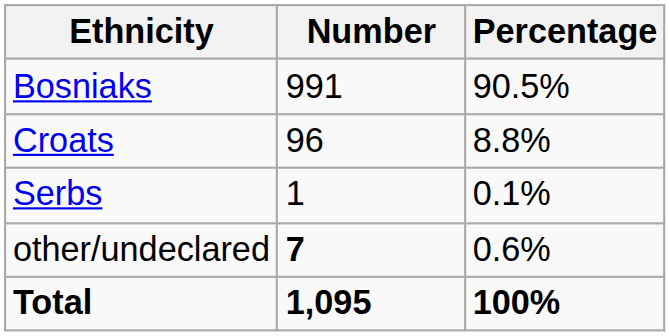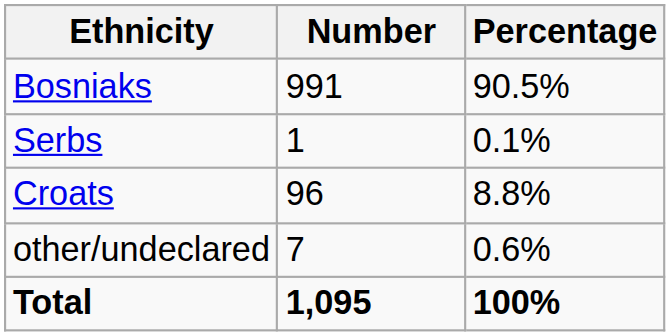rows swapped: (63, 140) <-> (58, 194)
(295, 248) bold -> (295, 248) normal
